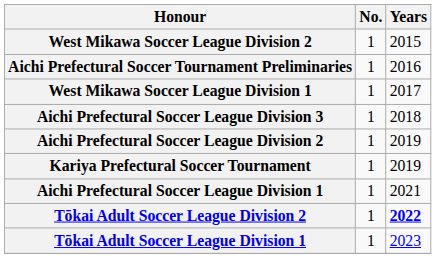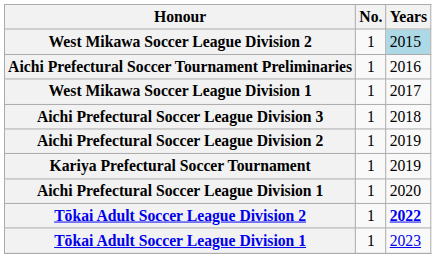(405, 41) no background -> (405, 41) lightblue background
(405, 191) 2021 -> (405, 191) 2020
